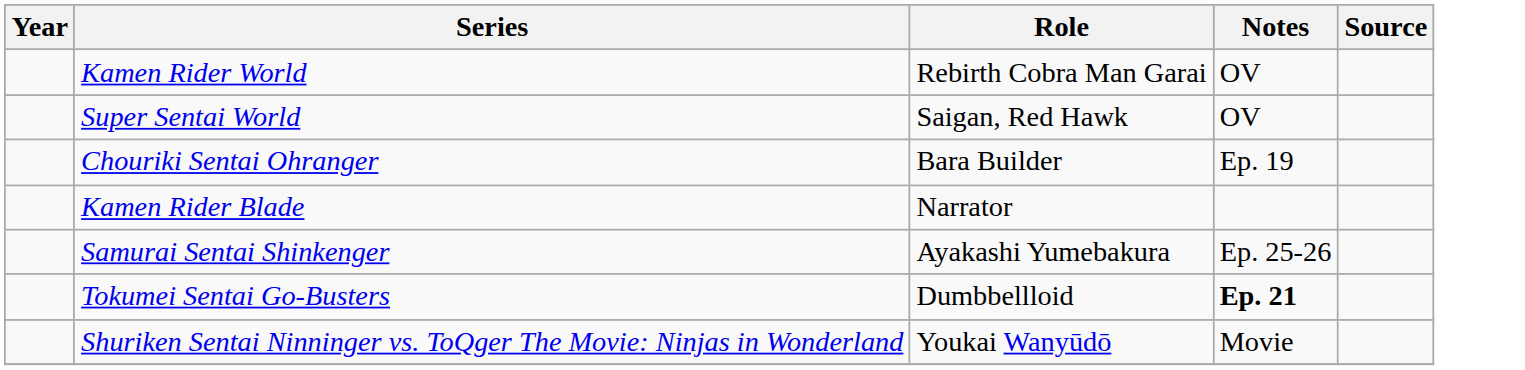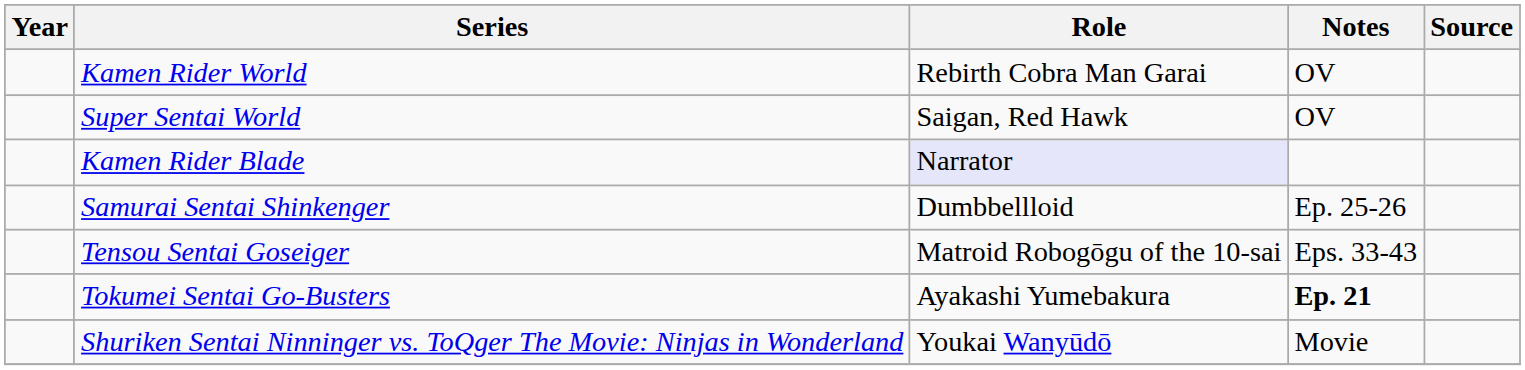- row: (230, 161)
(964, 206) no background -> (964, 161) lavender background
(1043, 251) Ayakashi Yumebakura -> (995, 206) Dumbbellloid
+ row: (215, 251)
(995, 296) Dumbbellloid -> (1043, 296) Ayakashi Yumebakura
